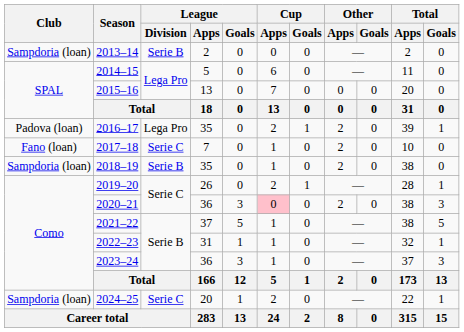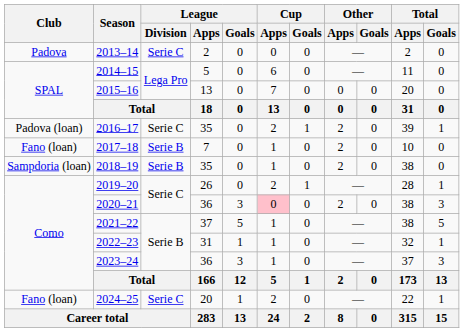(49, 52) Sampdoria (loan) -> (49, 52) Padova
(166, 52) Serie B -> (166, 52) Serie C
(166, 128) Lega Pro -> (166, 128) Serie C
(166, 147) Serie C -> (166, 147) Serie B
(49, 299) Sampdoria (loan) -> (49, 299) Fano (loan)
